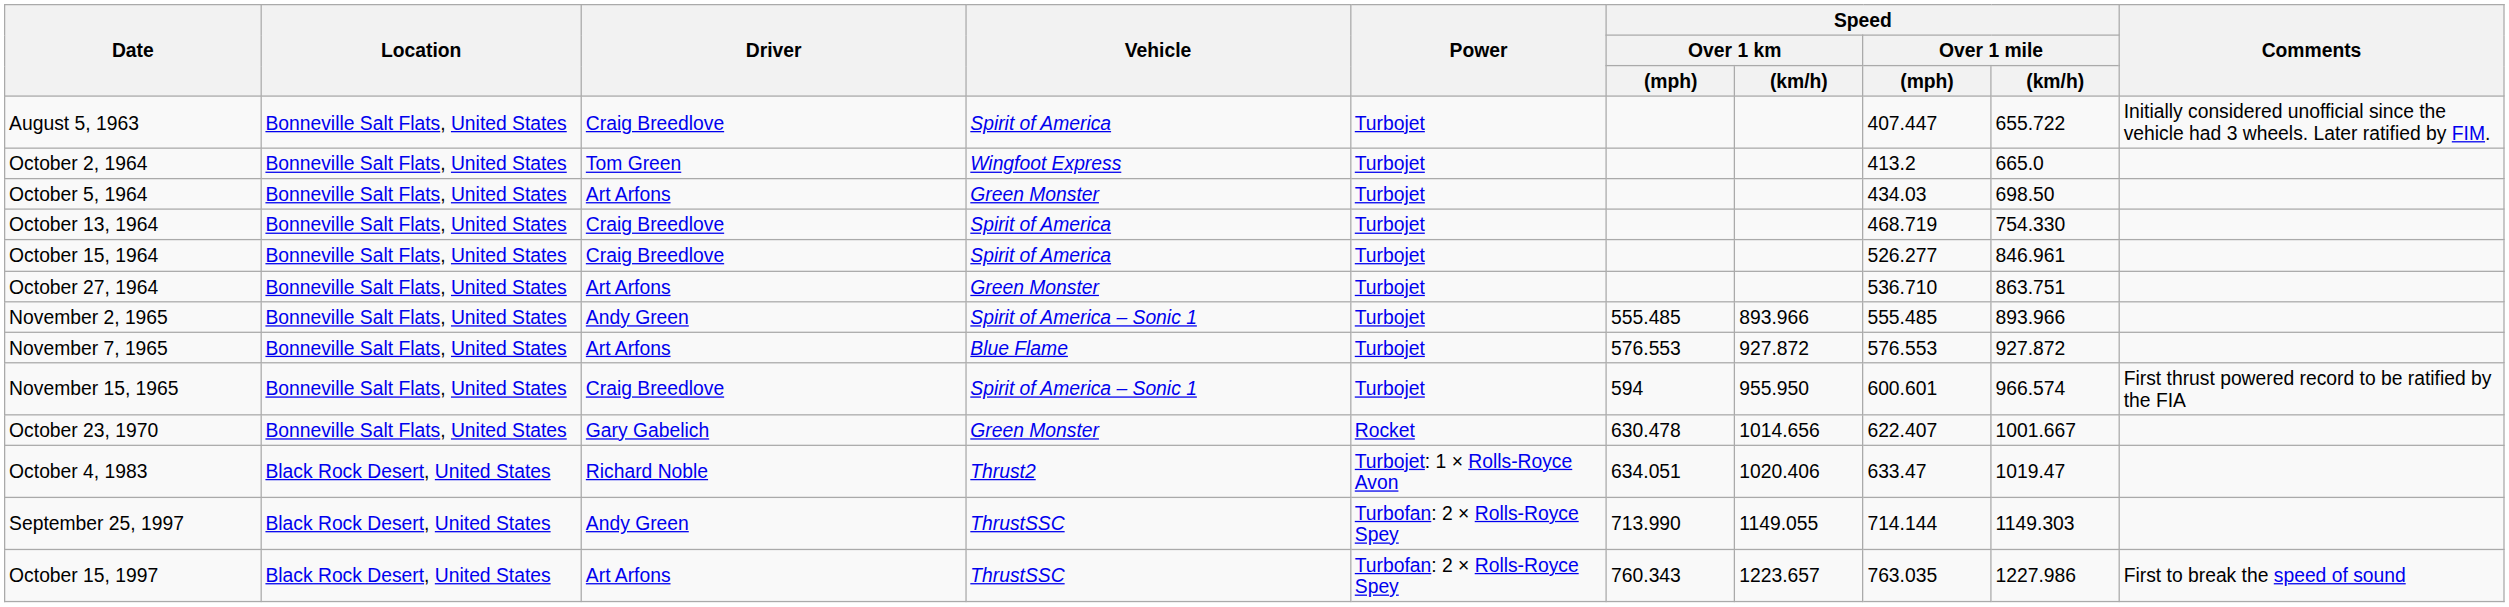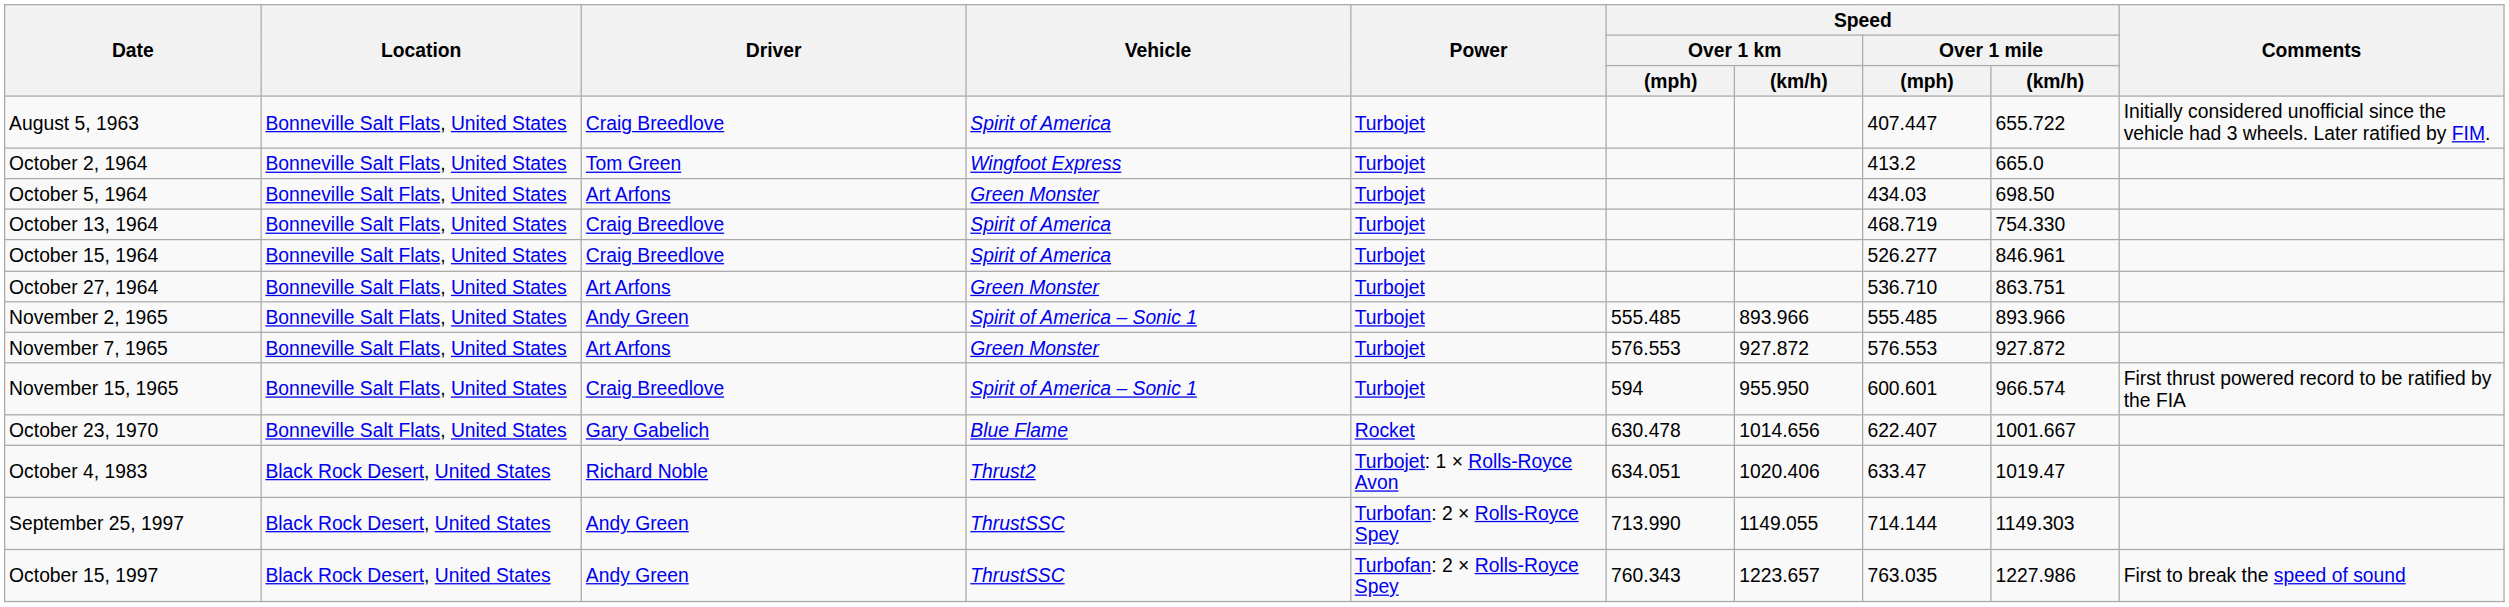(1019, 347) Blue Flame -> (1035, 347) Green Monster
(1035, 430) Green Monster -> (1019, 430) Blue Flame
(628, 576) Art Arfons -> (637, 576) Andy Green
